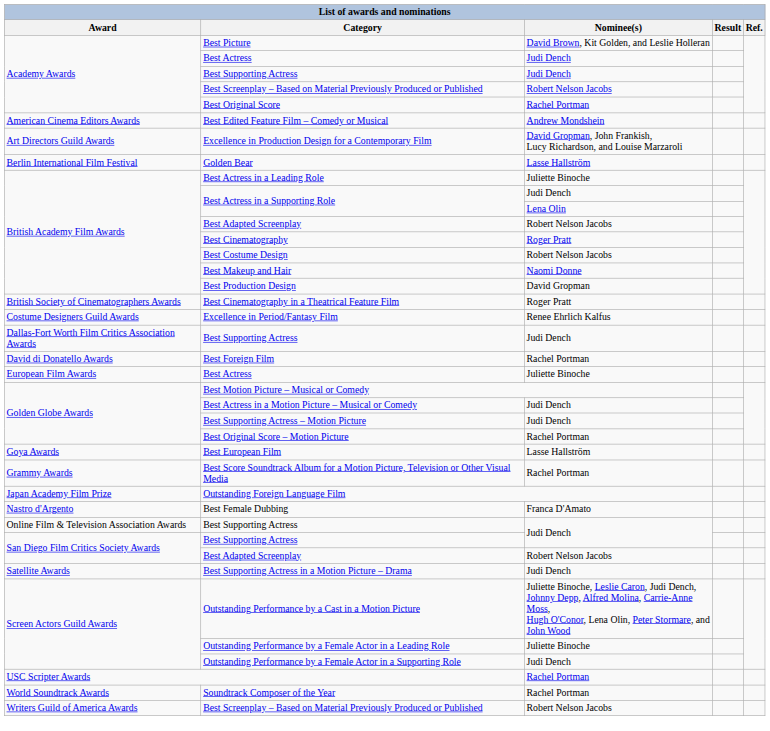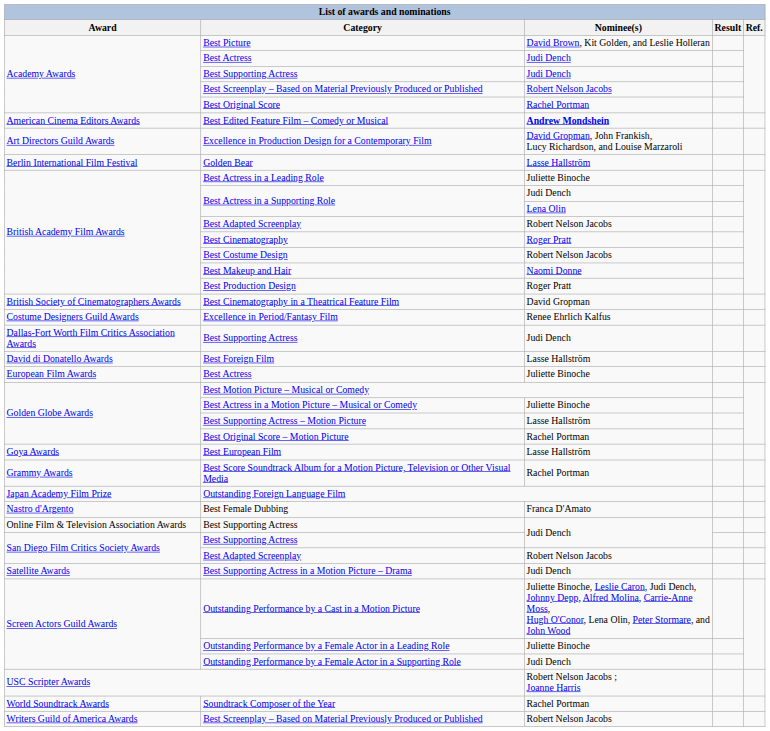(566, 120) normal -> (568, 120) bold
(558, 286) David Gropman -> (549, 286) Roger Pratt
(549, 301) Roger Pratt -> (558, 301) David Gropman
(558, 359) Rachel Portman -> (558, 359) Lasse Hallström
(549, 405) Judi Dench -> (558, 405) Juliette Binoche
(549, 421) Judi Dench -> (558, 421) Lasse Hallström
(558, 677) Rachel Portman -> (572, 682) Robert Nelson Jacobs ; Joanne Harris
